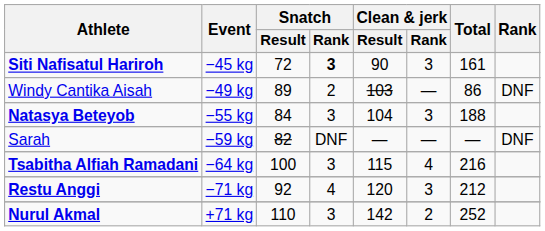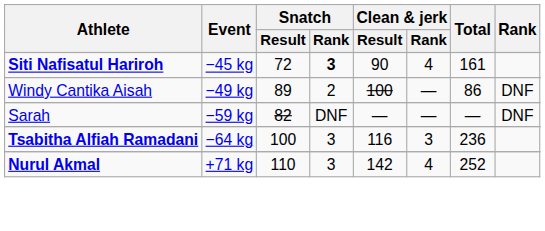(429, 66) 3 -> (429, 66) 4
(380, 90) 103 -> (380, 90) 100
- row: (71, 115)
(380, 165) 115 -> (380, 140) 116
(429, 165) 4 -> (429, 140) 3
(473, 165) 216 -> (473, 140) 236
- row: (54, 190)
(429, 214) 2 -> (429, 165) 4
